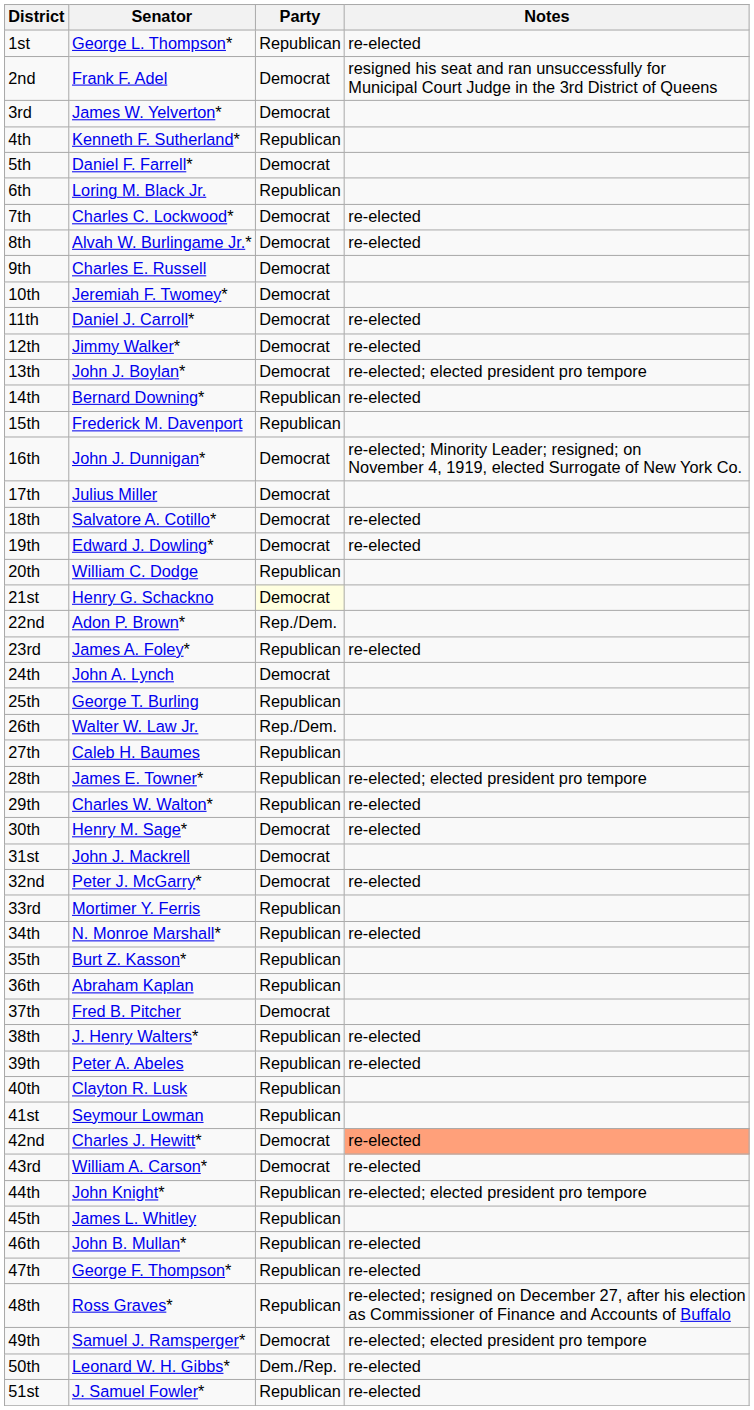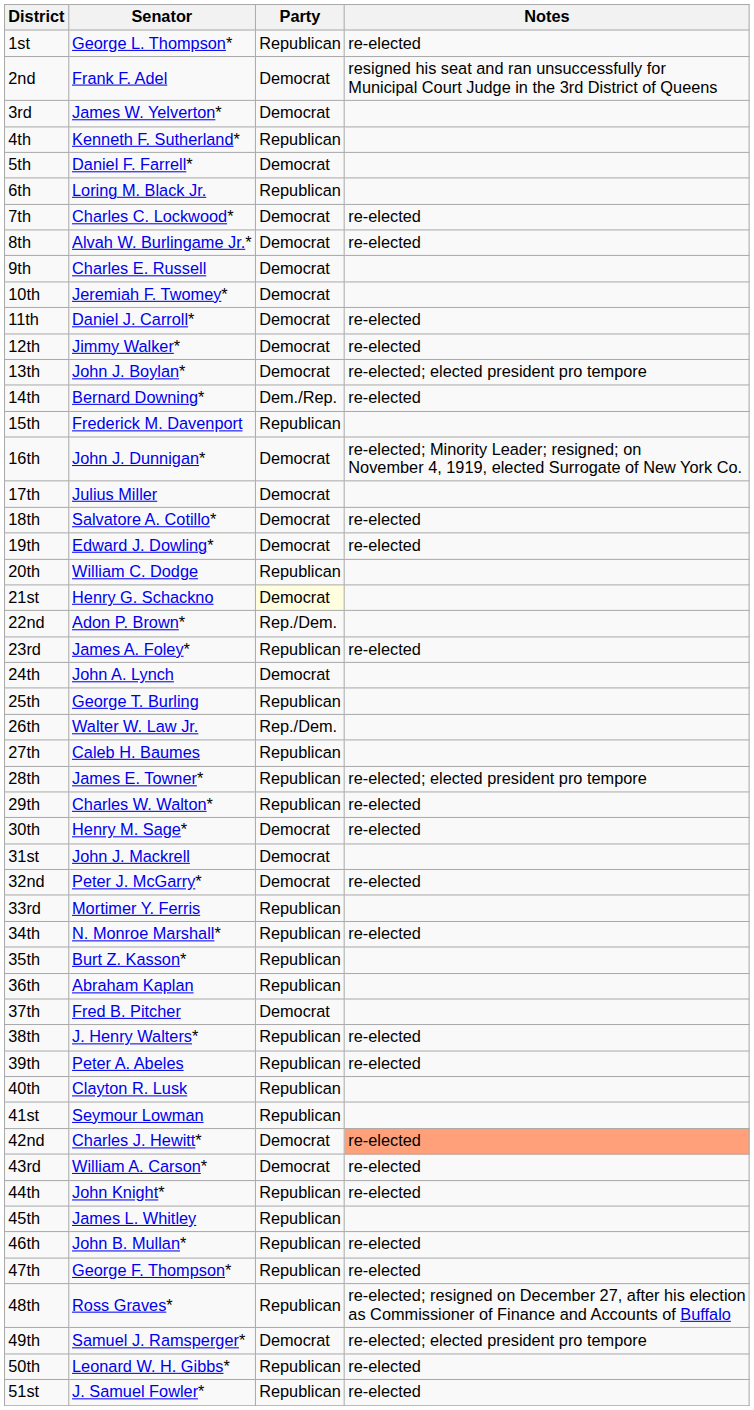(300, 398) Republican -> (298, 398) Dem./Rep.
(498, 1192) re-elected; elected president pro tempore -> (385, 1192) re-elected
(298, 1366) Dem./Rep. -> (300, 1366) Republican
